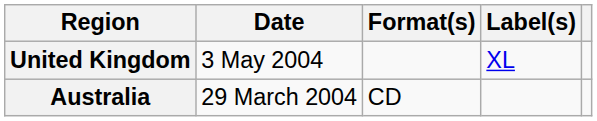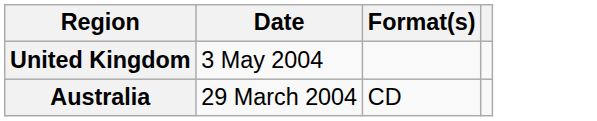- column: (531, 23)
